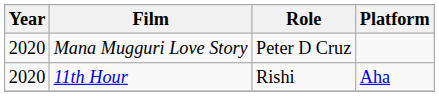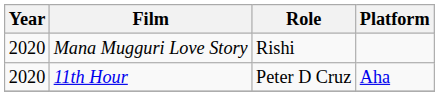(304, 47) Peter D Cruz -> (275, 47) Rishi
(275, 76) Rishi -> (304, 76) Peter D Cruz
